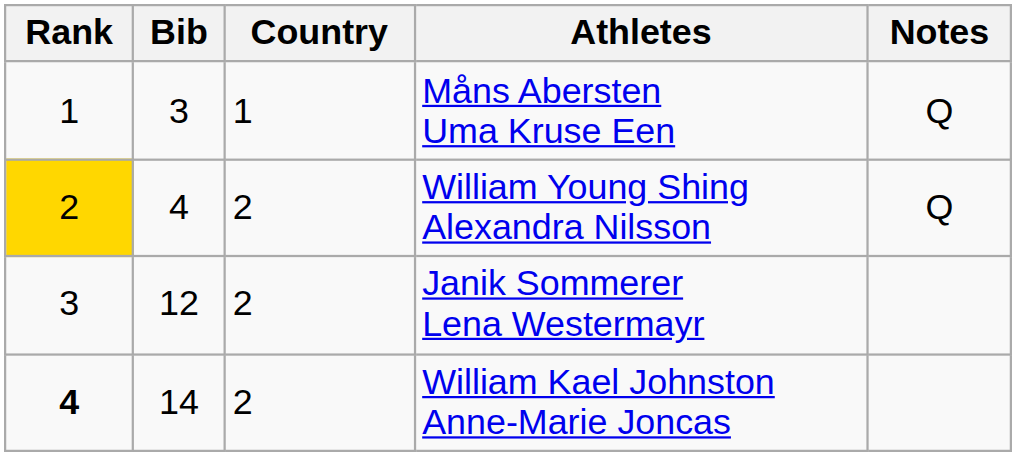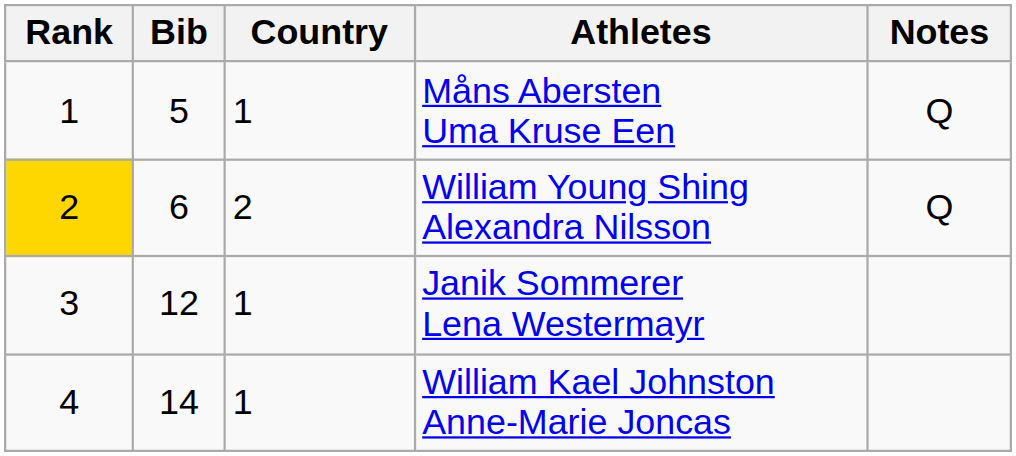(179, 109) 3 -> (179, 109) 5
(179, 207) 4 -> (179, 207) 6
(243, 304) 2 -> (243, 304) 1
(69, 401) bold -> (69, 401) normal
(243, 401) 2 -> (243, 401) 1
